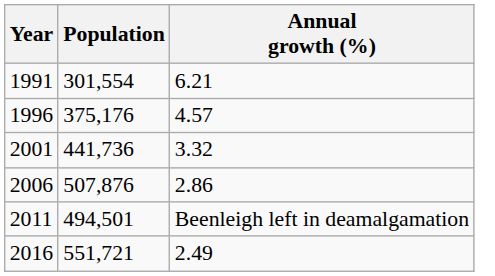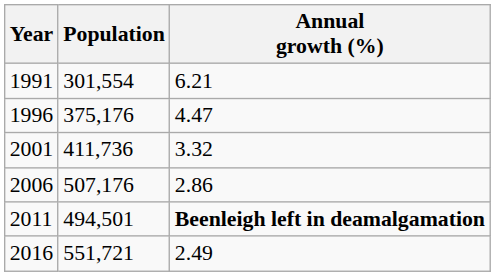(194, 115) 4.57 -> (194, 115) 4.47
(99, 149) 441,736 -> (98, 149) 411,736
(99, 184) 507,876 -> (99, 184) 507,176
(322, 218) normal -> (330, 218) bold
